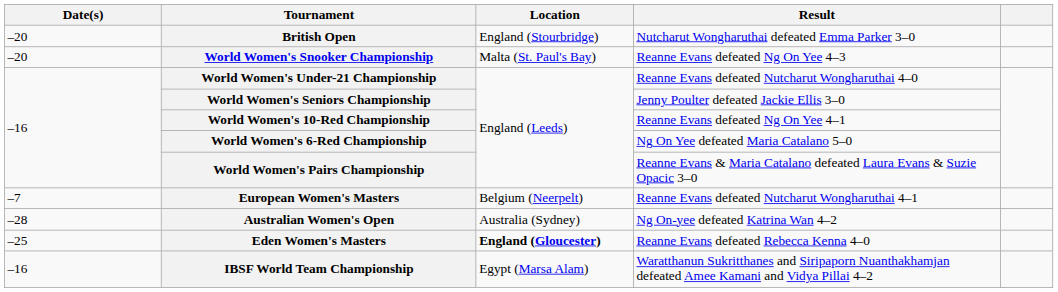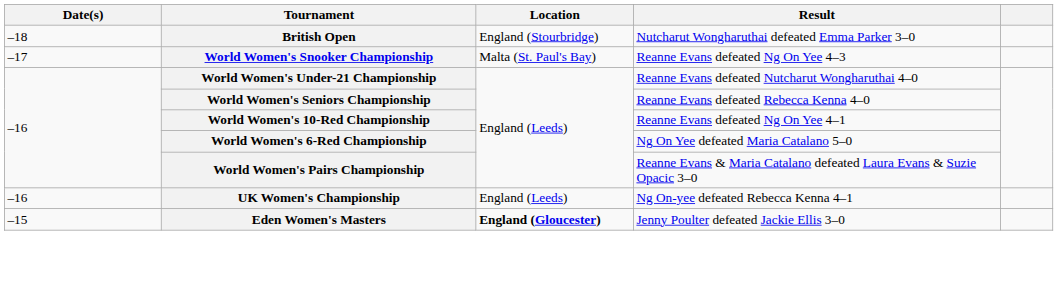(17, 36) –20 -> (17, 36) –18
(17, 57) –20 -> (17, 57) –17
(741, 99) Jenny Poulter defeated Jackie Ellis 3–0 -> (753, 99) Reanne Evans defeated Rebecca Kenna 4–0
+ row: (319, 198)
- row: (319, 198)
- row: (319, 219)
(17, 240) –25 -> (17, 219) –15
(753, 240) Reanne Evans defeated Rebecca Kenna 4–0 -> (741, 219) Jenny Poulter defeated Jackie Ellis 3–0
- row: (319, 269)
